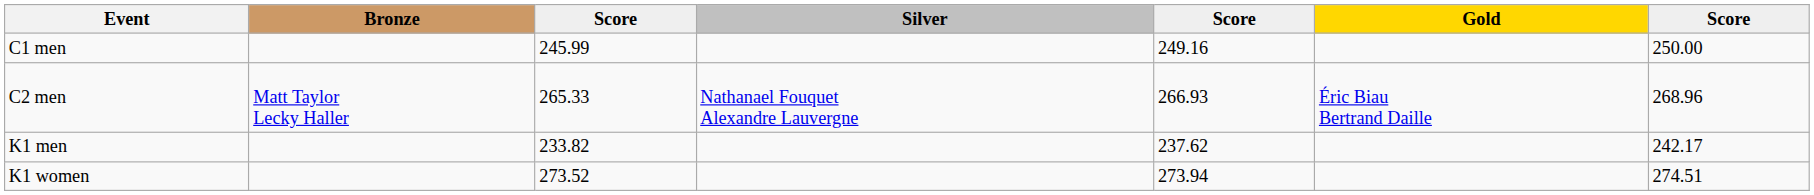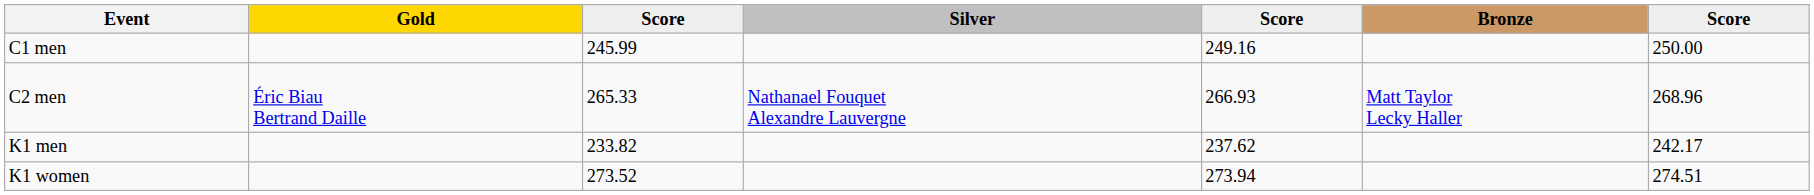columns swapped: (1481, 18) <-> (392, 18)
